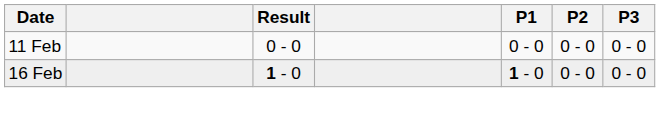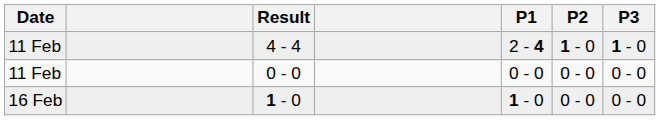+ row: (284, 45)
